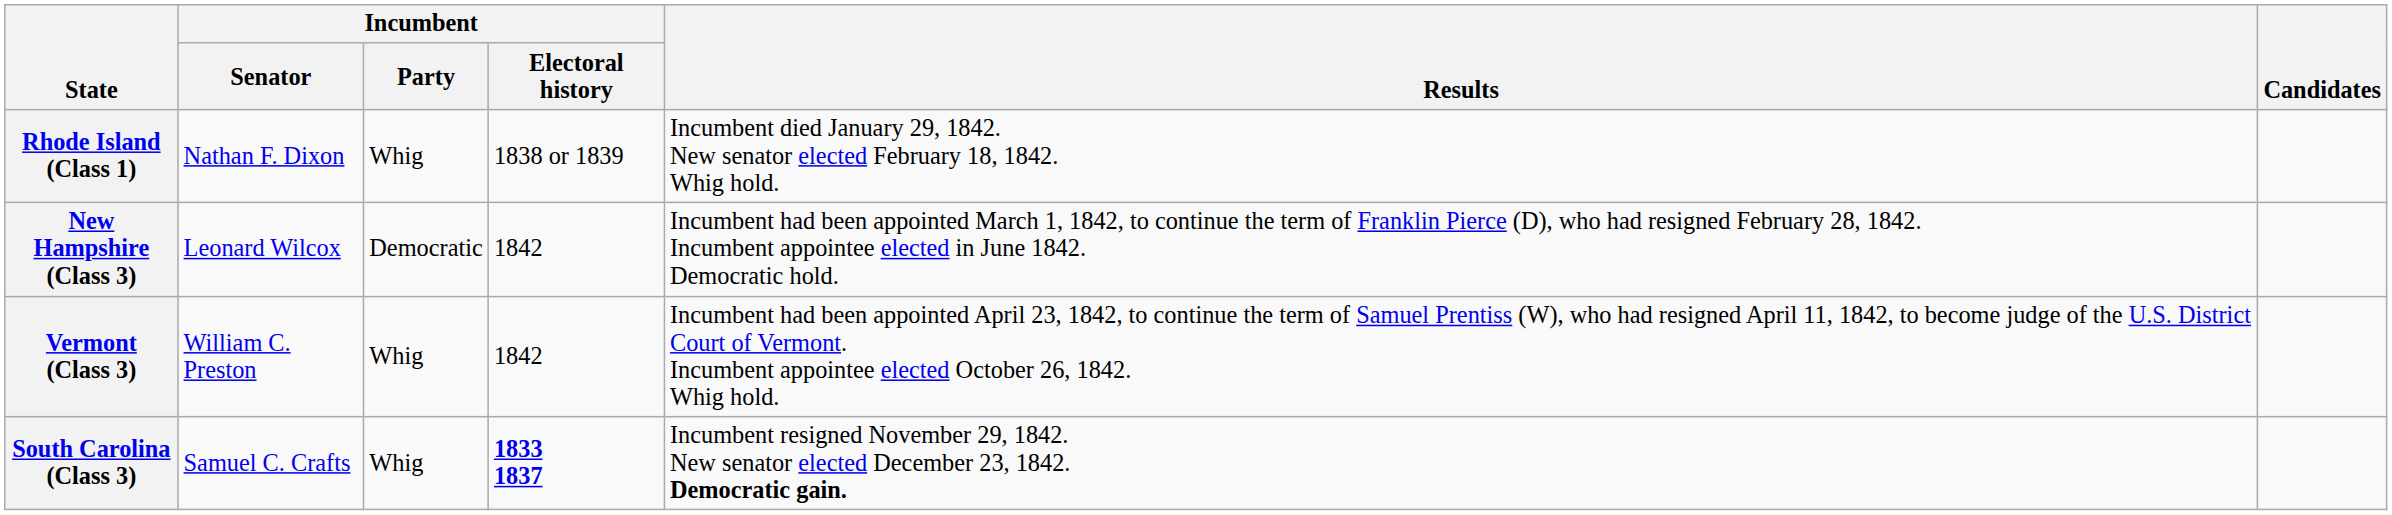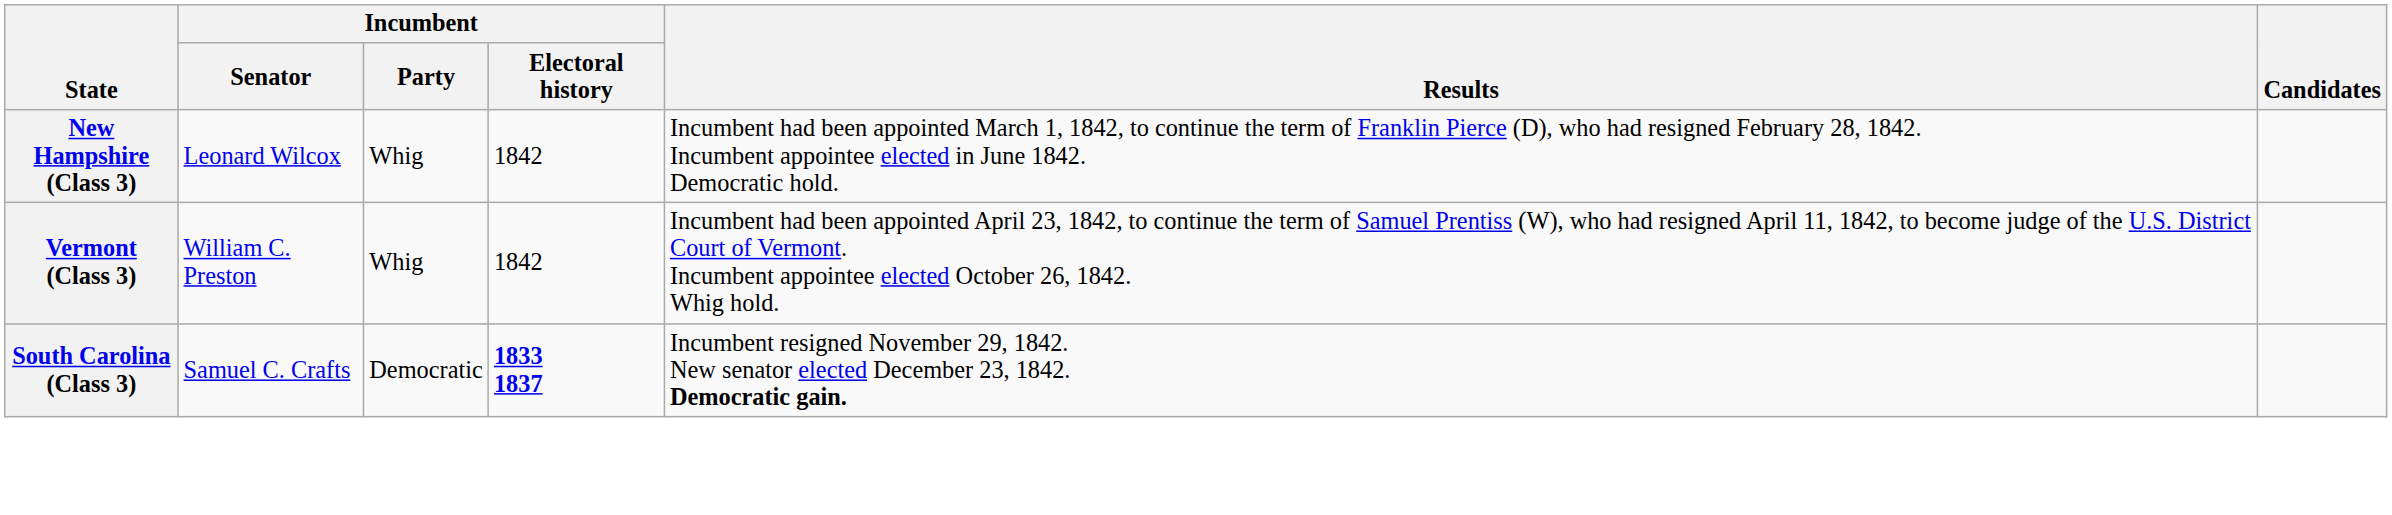- row: (91, 155)
(426, 248) Democratic -> (396, 155) Whig
(396, 462) Whig -> (426, 369) Democratic
